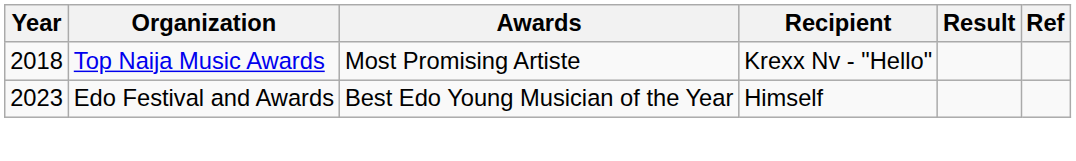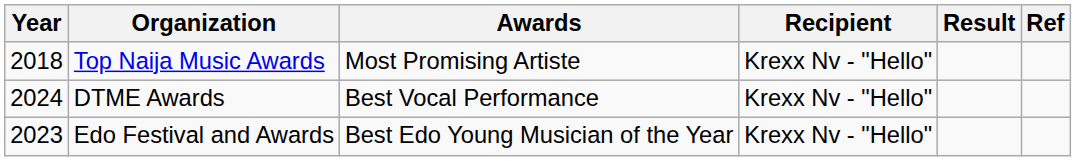+ row: (149, 98)
(784, 98) Himself -> (838, 135) Krexx Nv - "Hello"
